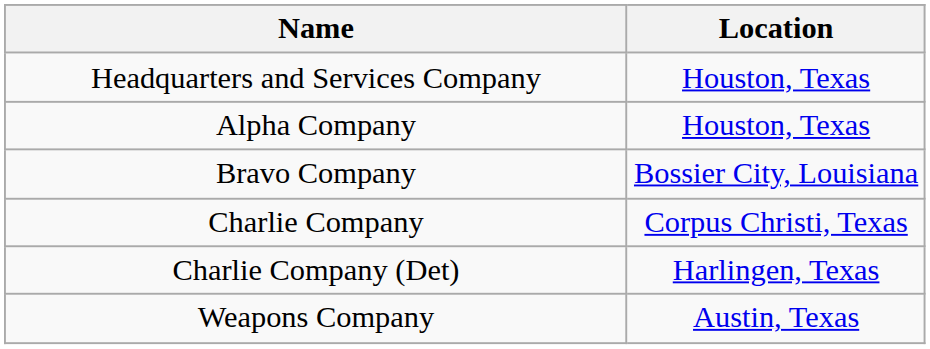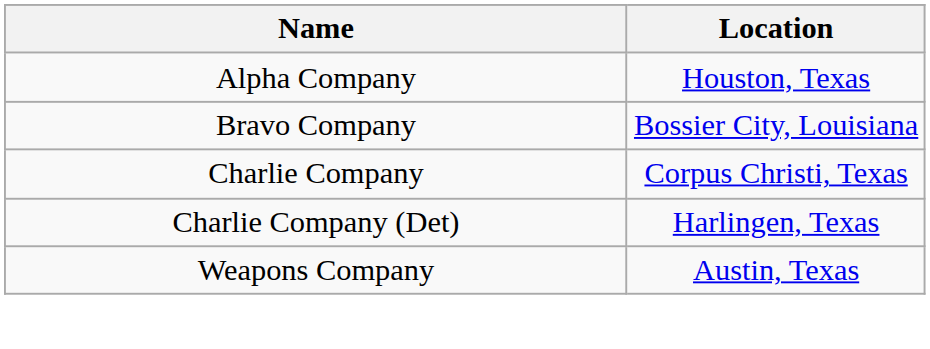- row: (316, 76)
